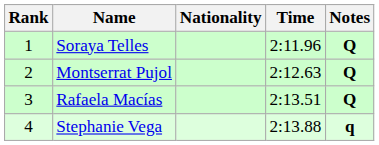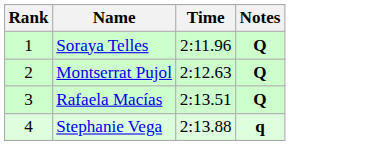- column: (221, 18)
